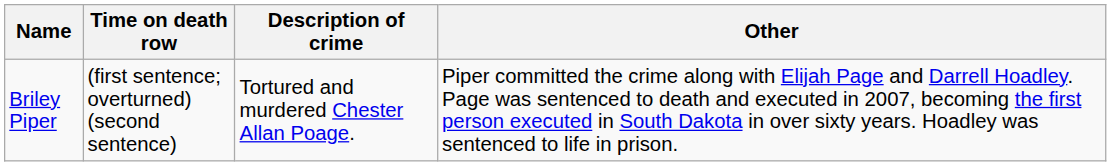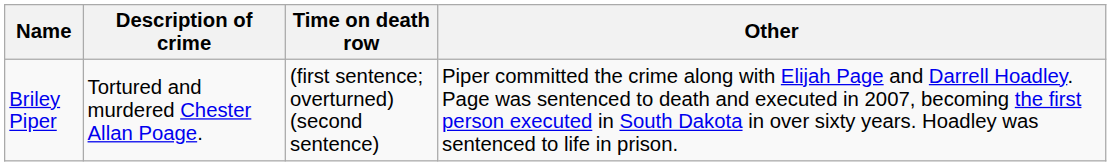columns swapped: (336, 32) <-> (159, 32)
